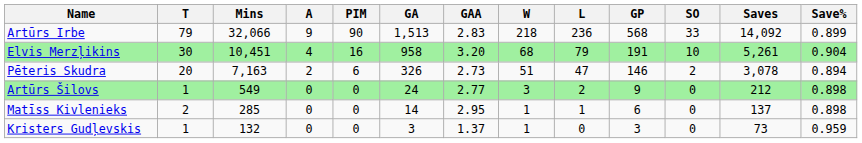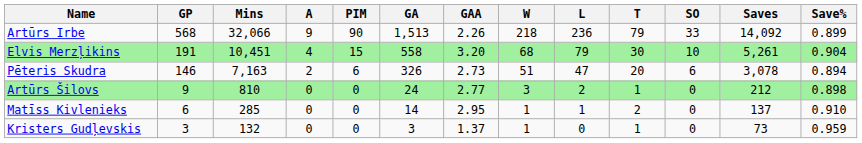columns swapped: (637, 14) <-> (186, 14)
(471, 33) 2.83 -> (471, 33) 2.26
(356, 52) 16 -> (356, 52) 15
(411, 52) 958 -> (411, 52) 558
(693, 71) 2 -> (693, 71) 6
(249, 90) 549 -> (249, 90) 810
(829, 109) 0.898 -> (829, 109) 0.910
